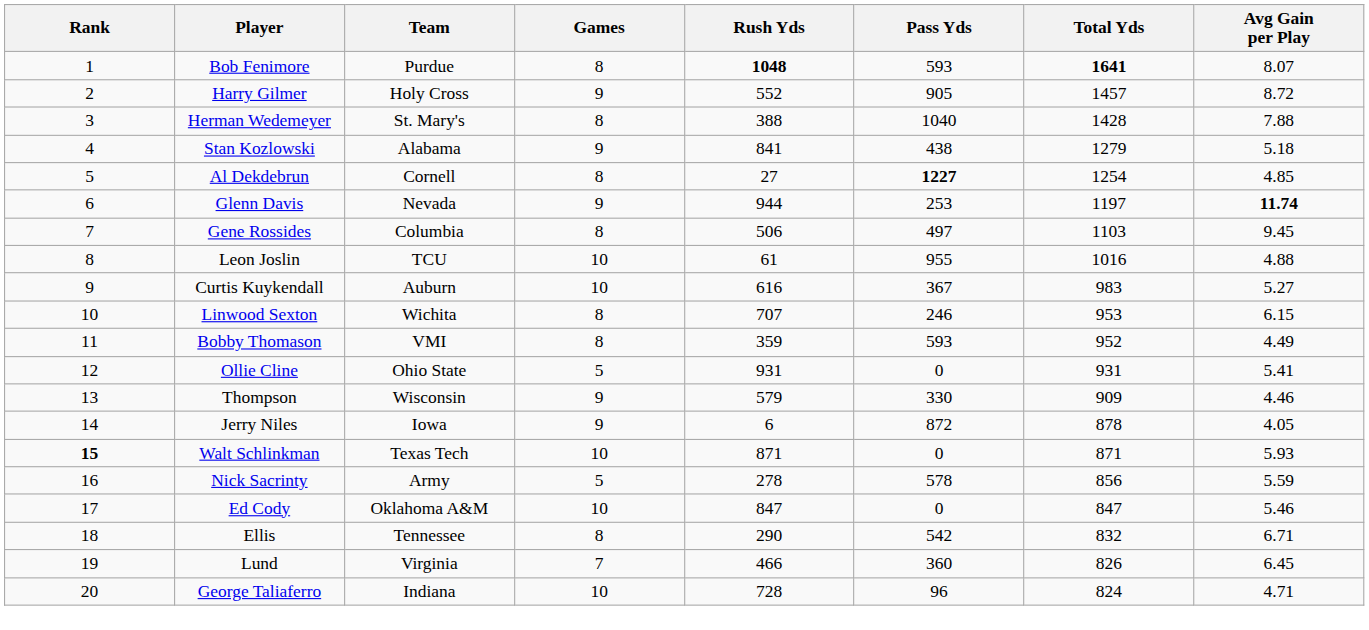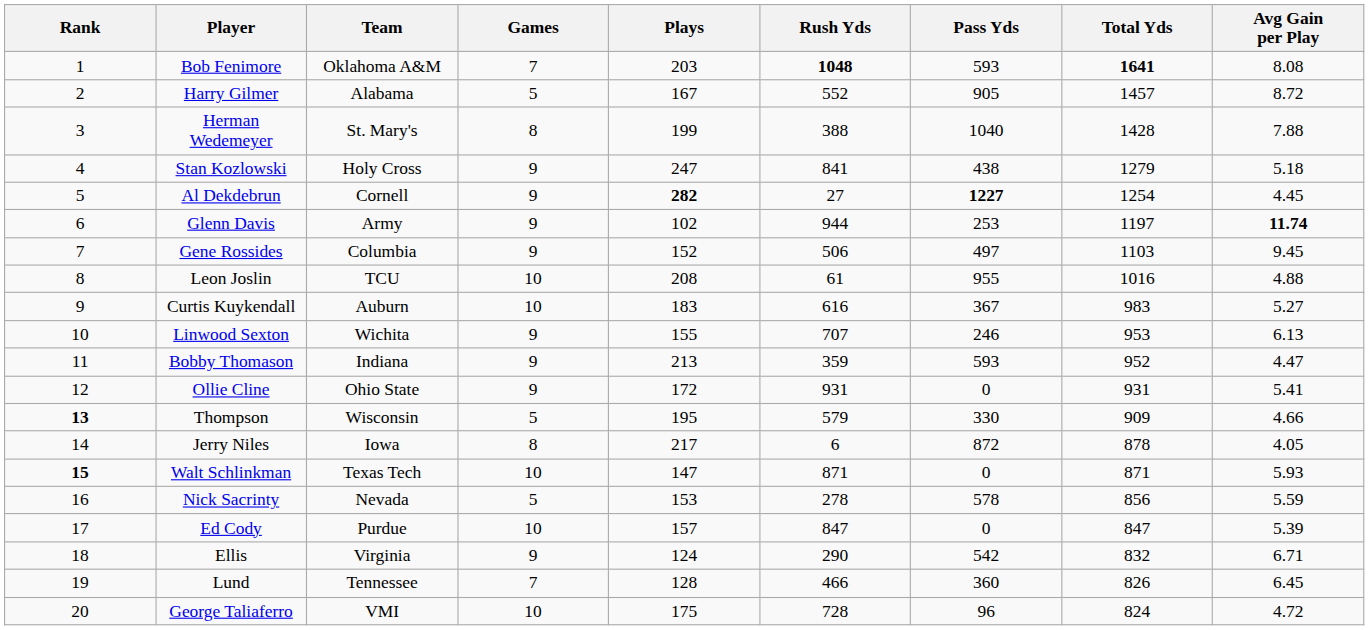+ column: (684, 28)
(429, 65) Purdue -> (382, 65) Oklahoma A&M
(599, 65) 8 -> (533, 65) 7
(1279, 65) 8.07 -> (1288, 65) 8.08
(429, 93) Holy Cross -> (382, 93) Alabama
(599, 93) 9 -> (533, 93) 5
(429, 148) Alabama -> (382, 168) Holy Cross
(599, 176) 8 -> (533, 195) 9
(1279, 176) 4.85 -> (1288, 195) 4.45
(429, 203) Nevada -> (382, 223) Army
(599, 231) 8 -> (533, 251) 9
(599, 314) 8 -> (533, 334) 9
(1279, 314) 6.15 -> (1288, 334) 6.13
(429, 342) VMI -> (382, 361) Indiana
(599, 342) 8 -> (533, 361) 9
(1279, 342) 4.49 -> (1288, 361) 4.47
(599, 369) 5 -> (533, 389) 9
(89, 397) normal -> (80, 417) bold
(599, 397) 9 -> (533, 417) 5
(1279, 397) 4.46 -> (1288, 417) 4.66
(599, 425) 9 -> (533, 444) 8
(429, 480) Army -> (382, 500) Nevada
(429, 508) Oklahoma A&M -> (382, 527) Purdue
(1279, 508) 5.46 -> (1288, 527) 5.39
(429, 535) Tennessee -> (382, 555) Virginia
(599, 535) 8 -> (533, 555) 9
(429, 563) Virginia -> (382, 583) Tennessee
(429, 591) Indiana -> (382, 610) VMI
(1279, 591) 4.71 -> (1288, 610) 4.72
